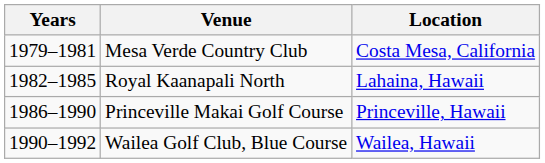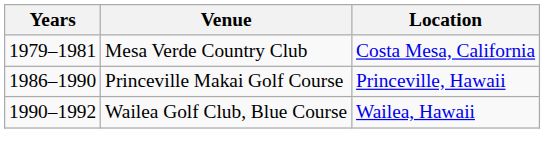- row: (195, 81)
